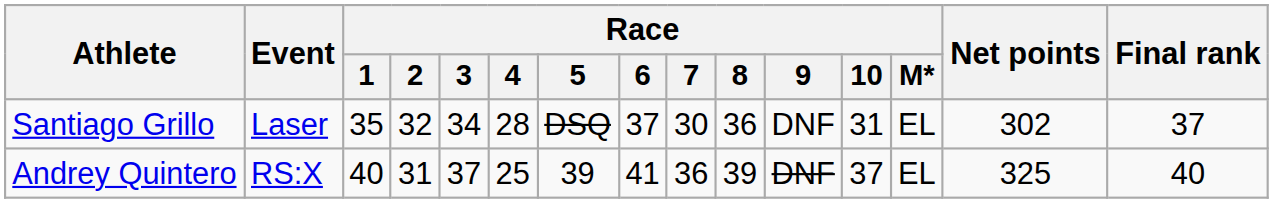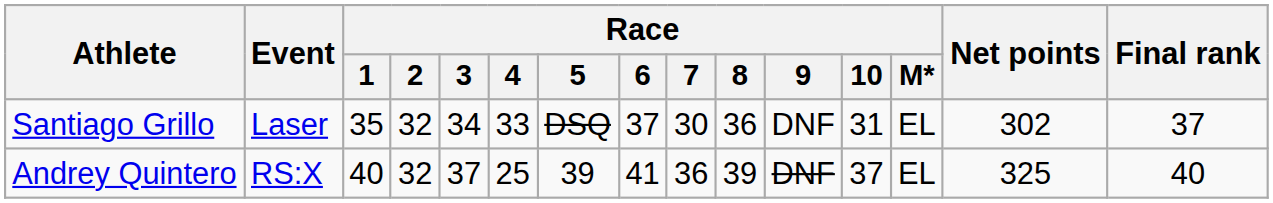(513, 124) 28 -> (513, 124) 33
(415, 173) 31 -> (415, 173) 32
